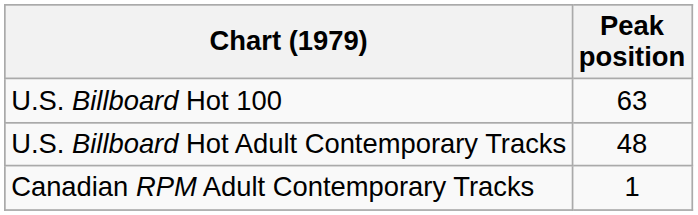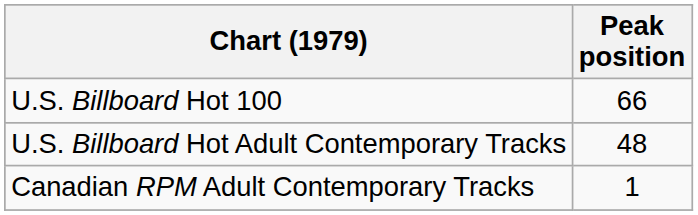(632, 100) 63 -> (632, 100) 66
